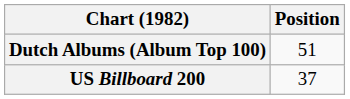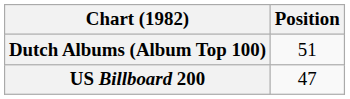(307, 79) 37 -> (307, 79) 47
